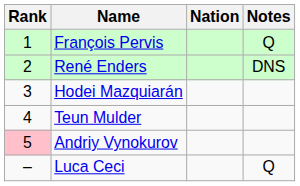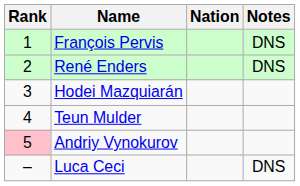(269, 42) Q -> (269, 42) DNS
(269, 167) Q -> (269, 167) DNS
